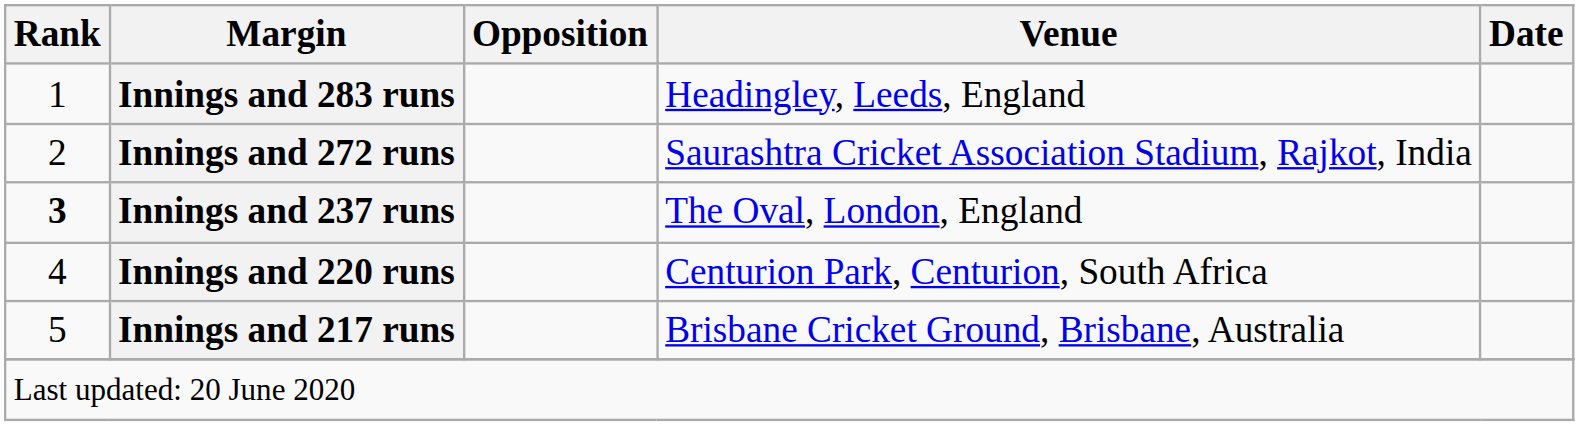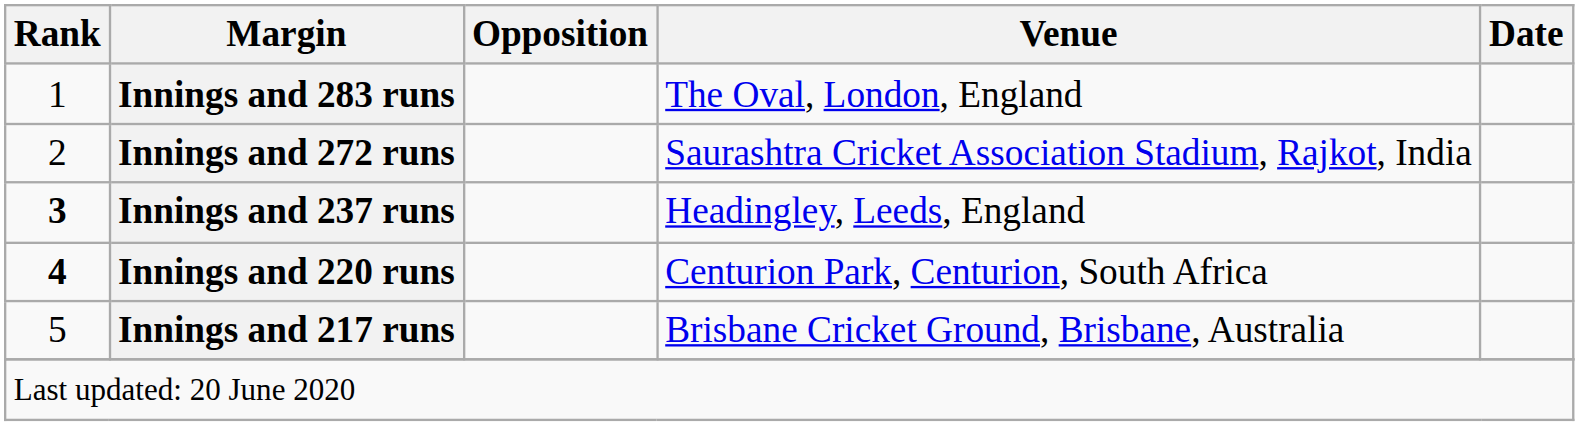(875, 93) Headingley, Leeds, England -> (874, 93) The Oval, London, England
(874, 211) The Oval, London, England -> (875, 211) Headingley, Leeds, England
(57, 270) normal -> (57, 270) bold
